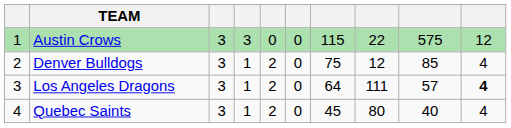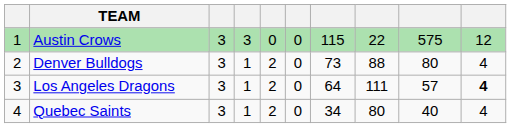(333, 63) 75 -> (333, 63) 73
(377, 63) 12 -> (377, 63) 88
(430, 63) 85 -> (430, 63) 80
(333, 110) 45 -> (333, 110) 34
